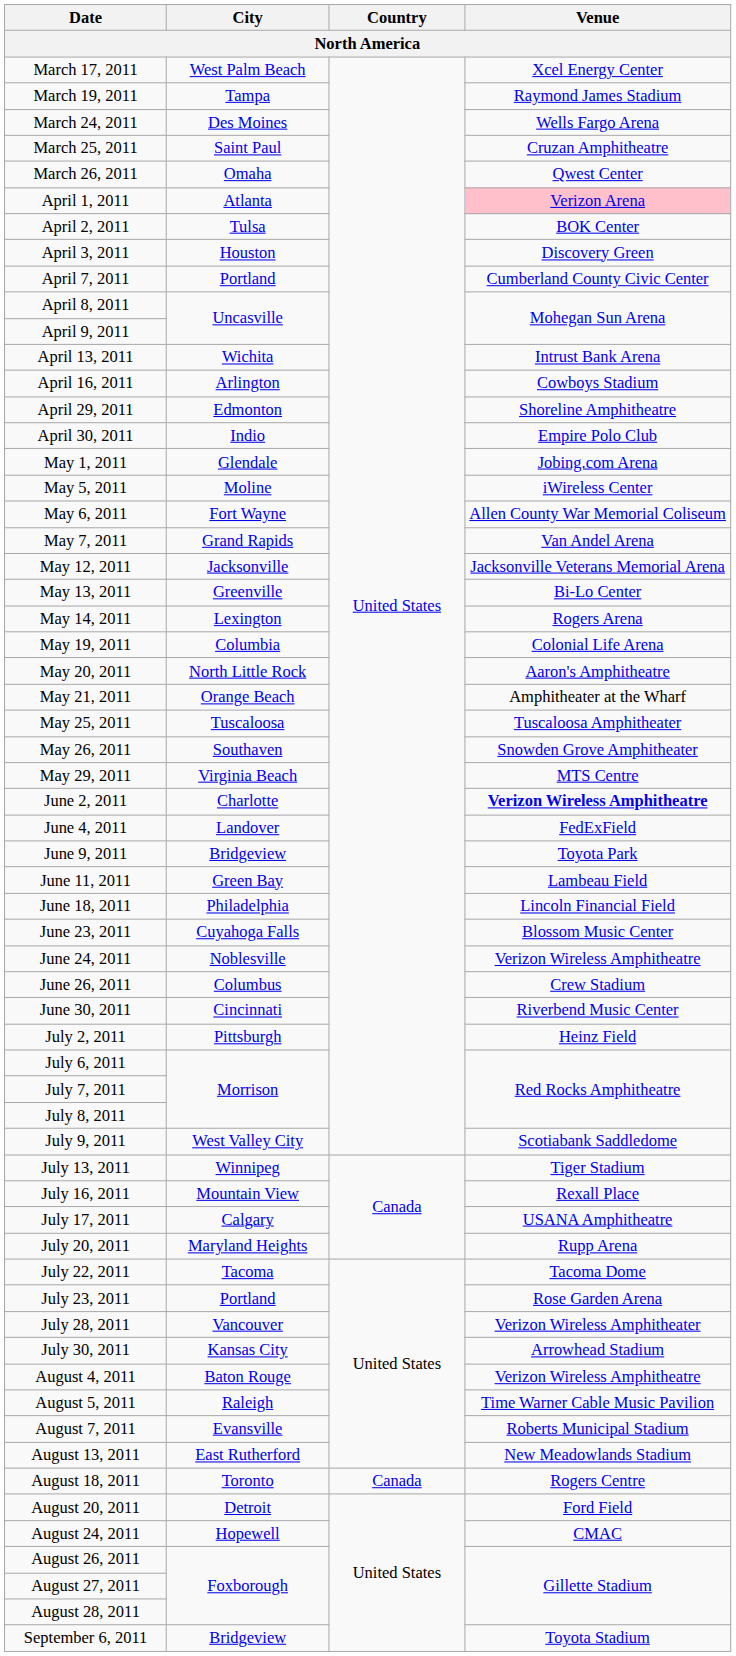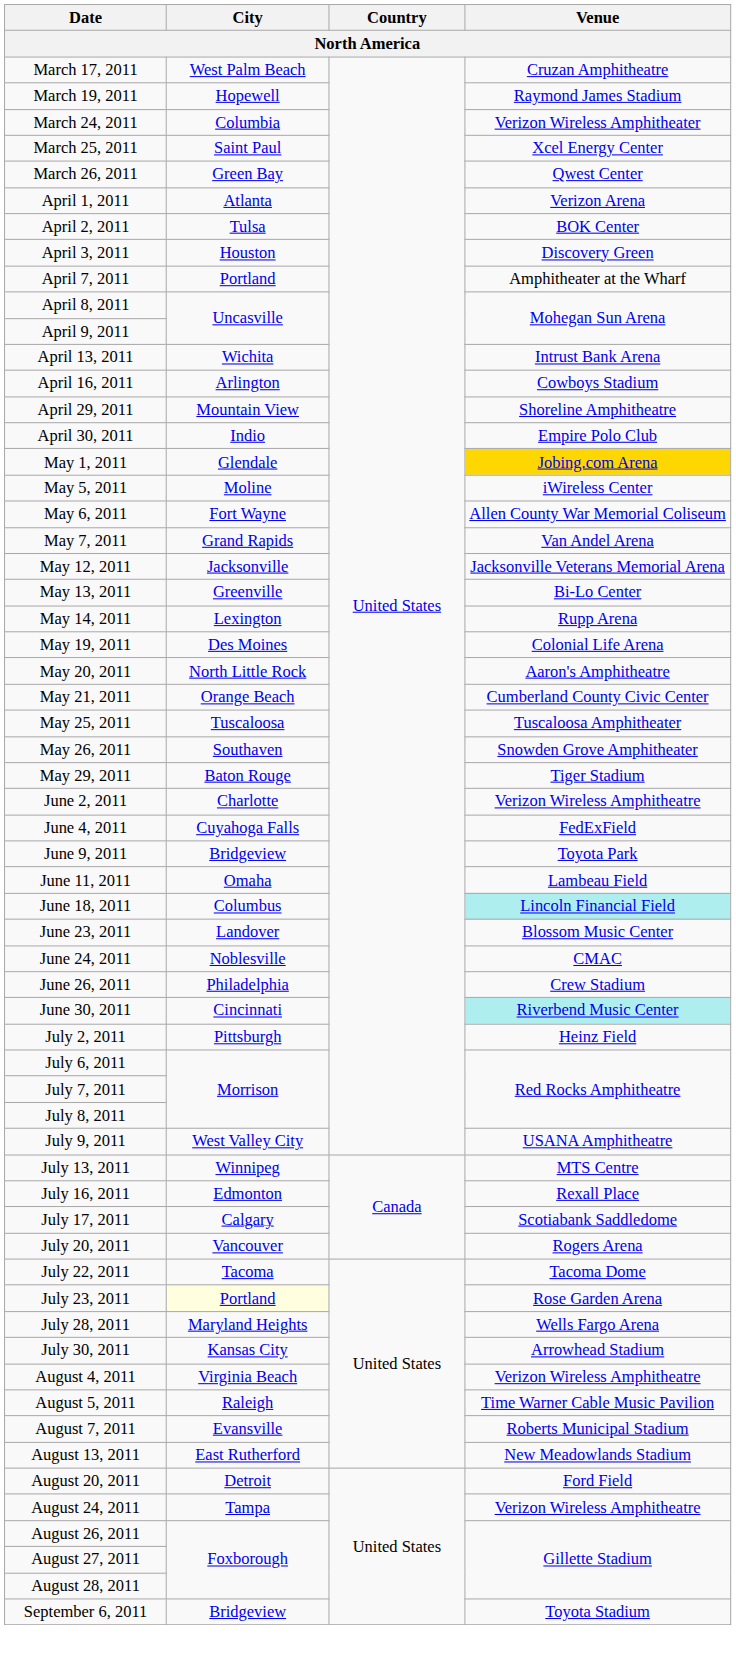(598, 69) Xcel Energy Center -> (598, 69) Cruzan Amphitheatre
(248, 95) Tampa -> (248, 95) Hopewell
(248, 122) Des Moines -> (248, 122) Columbia
(598, 122) Wells Fargo Arena -> (598, 122) Verizon Wireless Amphitheater
(598, 148) Cruzan Amphitheatre -> (598, 148) Xcel Energy Center
(248, 174) Omaha -> (248, 174) Green Bay
(598, 200) pink background -> (598, 200) no background
(598, 278) Cumberland County Civic Center -> (598, 278) Amphitheater at the Wharf
(248, 409) Edmonton -> (248, 409) Mountain View
(598, 461) no background -> (598, 461) gold background
(598, 618) Rogers Arena -> (598, 618) Rupp Arena
(248, 644) Columbia -> (248, 644) Des Moines
(598, 697) Amphitheater at the Wharf -> (598, 697) Cumberland County Civic Center
(248, 775) Virginia Beach -> (248, 775) Baton Rouge
(598, 775) MTS Centre -> (598, 775) Tiger Stadium
(598, 801) bold -> (598, 801) normal
(248, 827) Landover -> (248, 827) Cuyahoga Falls
(248, 880) Green Bay -> (248, 880) Omaha
(248, 906) Philadelphia -> (248, 906) Columbus
(598, 906) no background -> (598, 906) paleturquoise background
(248, 932) Cuyahoga Falls -> (248, 932) Landover
(598, 958) Verizon Wireless Amphitheatre -> (598, 958) CMAC
(248, 984) Columbus -> (248, 984) Philadelphia
(598, 1010) no background -> (598, 1010) paleturquoise background
(598, 1141) Scotiabank Saddledome -> (598, 1141) USANA Amphitheatre
(598, 1167) Tiger Stadium -> (598, 1167) MTS Centre
(248, 1193) Mountain View -> (248, 1193) Edmonton
(598, 1219) USANA Amphitheatre -> (598, 1219) Scotiabank Saddledome
(248, 1245) Maryland Heights -> (248, 1245) Vancouver
(598, 1245) Rupp Arena -> (598, 1245) Rogers Arena
(248, 1298) no background -> (248, 1298) lightyellow background
(248, 1324) Vancouver -> (248, 1324) Maryland Heights
(598, 1324) Verizon Wireless Amphitheater -> (598, 1324) Wells Fargo Arena
(248, 1376) Baton Rouge -> (248, 1376) Virginia Beach
- row: (86, 1481)
(248, 1533) Hopewell -> (248, 1507) Tampa
(598, 1533) CMAC -> (598, 1507) Verizon Wireless Amphitheatre
